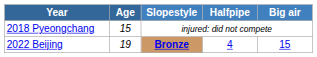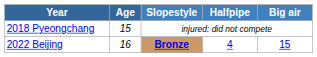(125, 45) 19 -> (125, 45) 16
